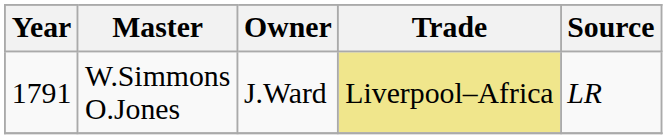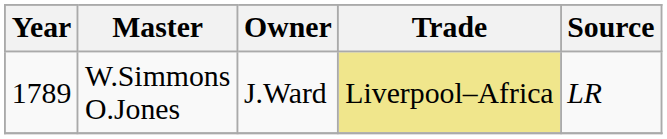(42, 92) 1791 -> (42, 92) 1789
